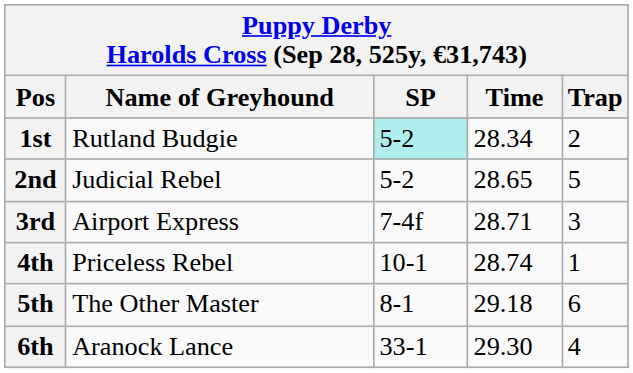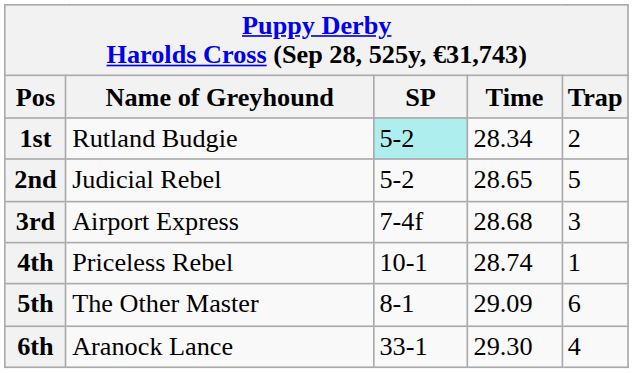(503, 221) 28.71 -> (503, 221) 28.68
(503, 304) 29.18 -> (503, 304) 29.09
